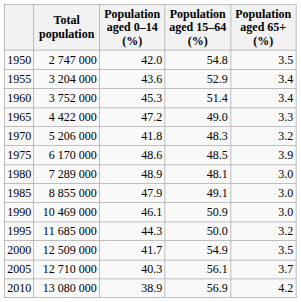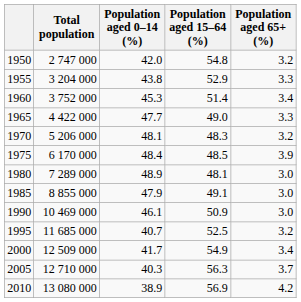(286, 60) 3.5 -> (286, 60) 3.2
(152, 79) 43.6 -> (152, 79) 43.8
(286, 79) 3.4 -> (286, 79) 3.3
(152, 117) 47.2 -> (152, 117) 47.7
(152, 136) 41.8 -> (152, 136) 48.1
(152, 155) 48.6 -> (152, 155) 48.4
(152, 231) 44.3 -> (152, 231) 40.7
(217, 231) 50.0 -> (217, 231) 52.5
(286, 250) 3.5 -> (286, 250) 3.4
(217, 269) 56.1 -> (217, 269) 56.3
